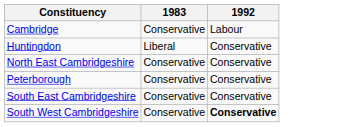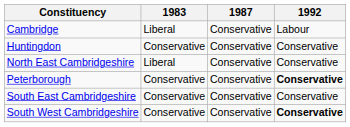+ column: (241, 12)
(174, 29) Conservative -> (159, 29) Liberal
(159, 46) Liberal -> (174, 46) Conservative
(174, 63) Conservative -> (159, 63) Liberal
(241, 79) normal -> (310, 79) bold
